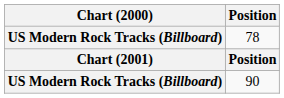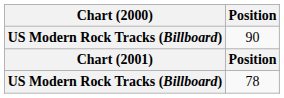rows swapped: (253, 37) <-> (253, 81)
